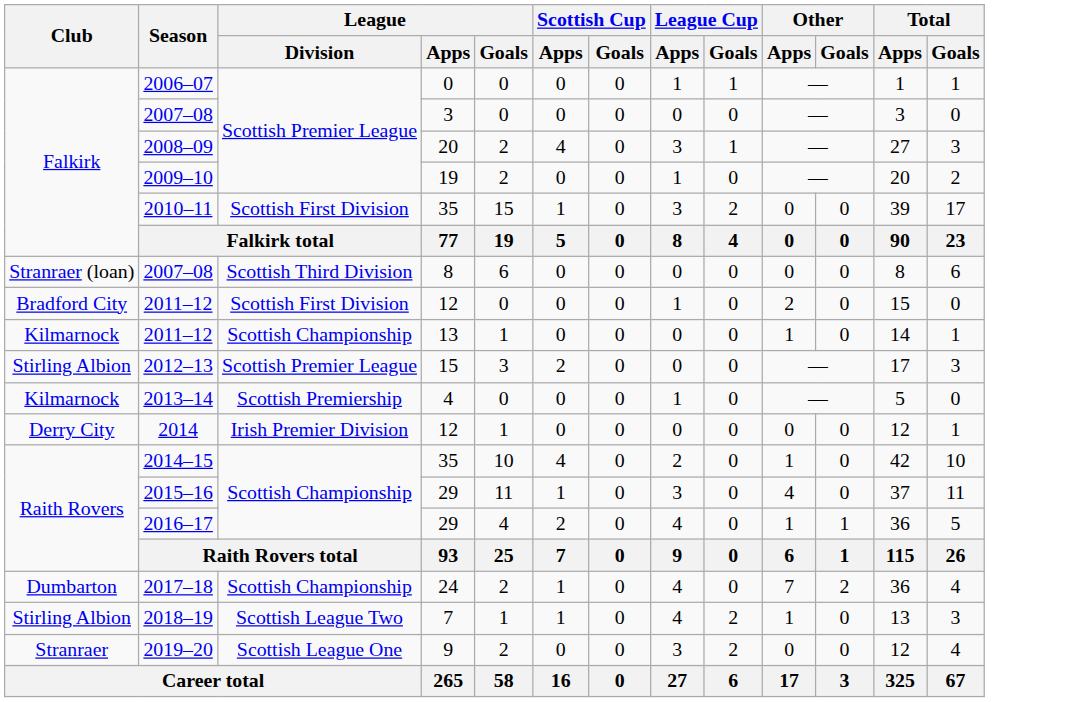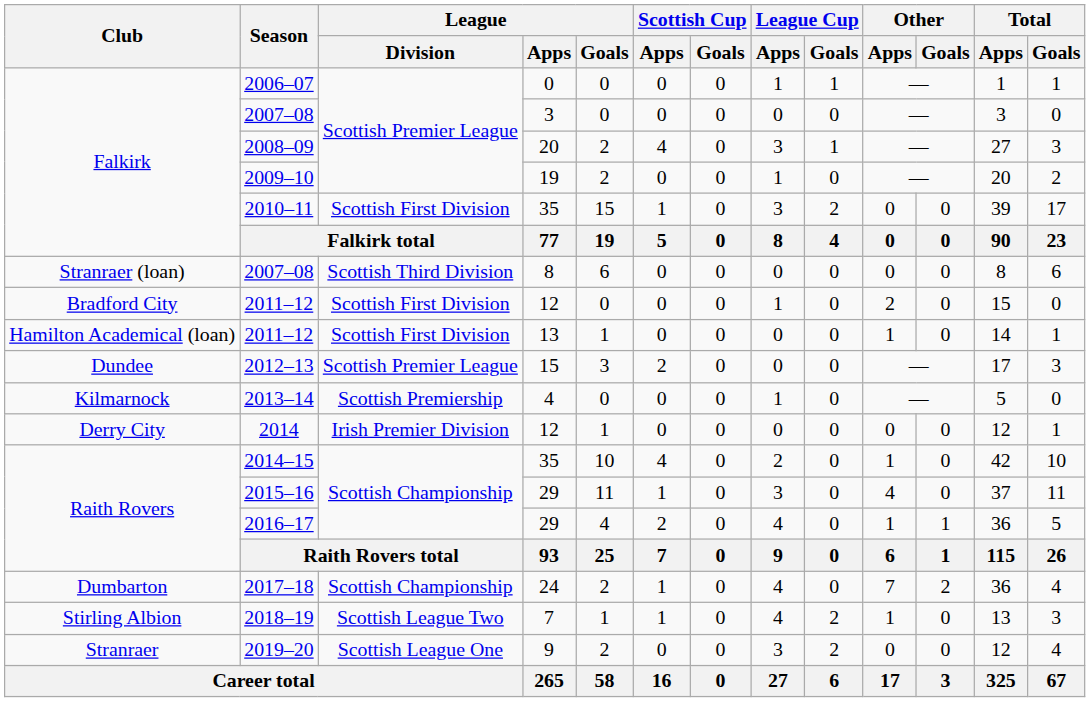(72, 334) Kilmarnock -> (122, 334) Hamilton Academical (loan)
(319, 334) Scottish Championship -> (420, 334) Scottish First Division
(72, 366) Stirling Albion -> (122, 366) Dundee
